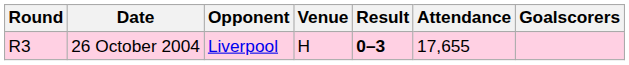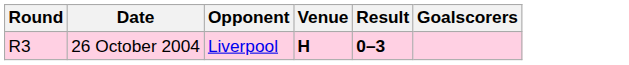- column: (464, 18)
(304, 45) normal -> (304, 45) bold
